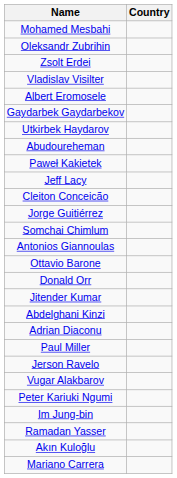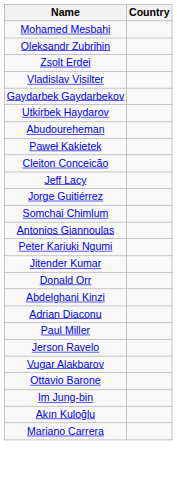- row: (65, 96)
rows swapped: (65, 197) <-> (65, 180)
rows swapped: (65, 264) <-> (65, 398)
rows swapped: (65, 280) <-> (65, 297)
- row: (65, 431)
